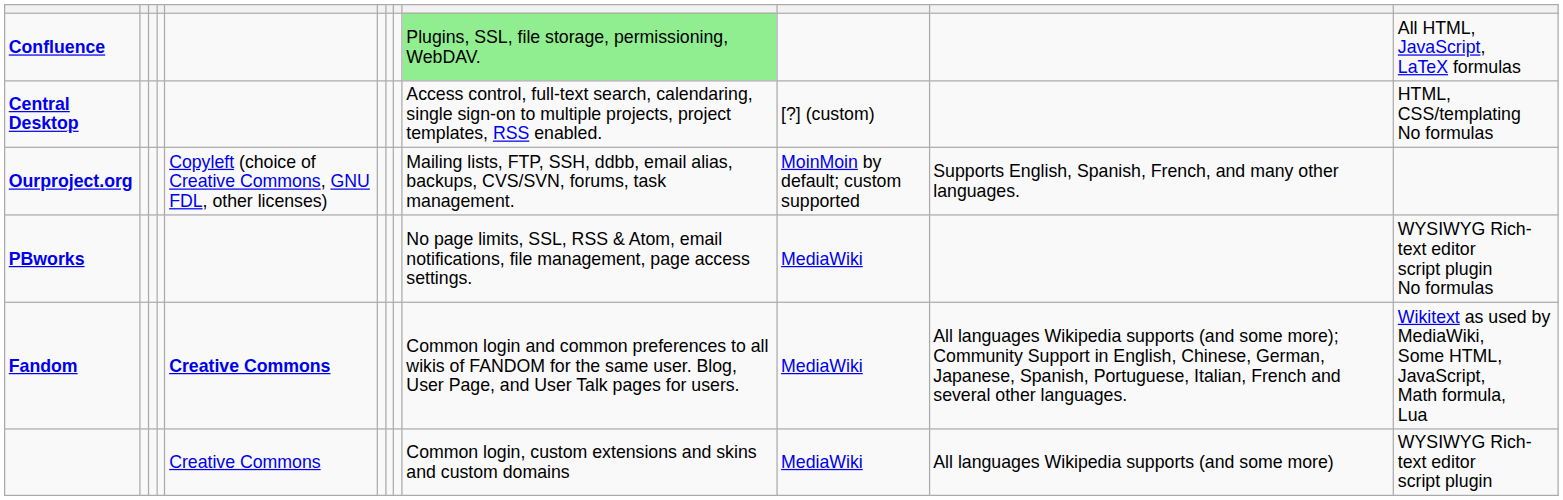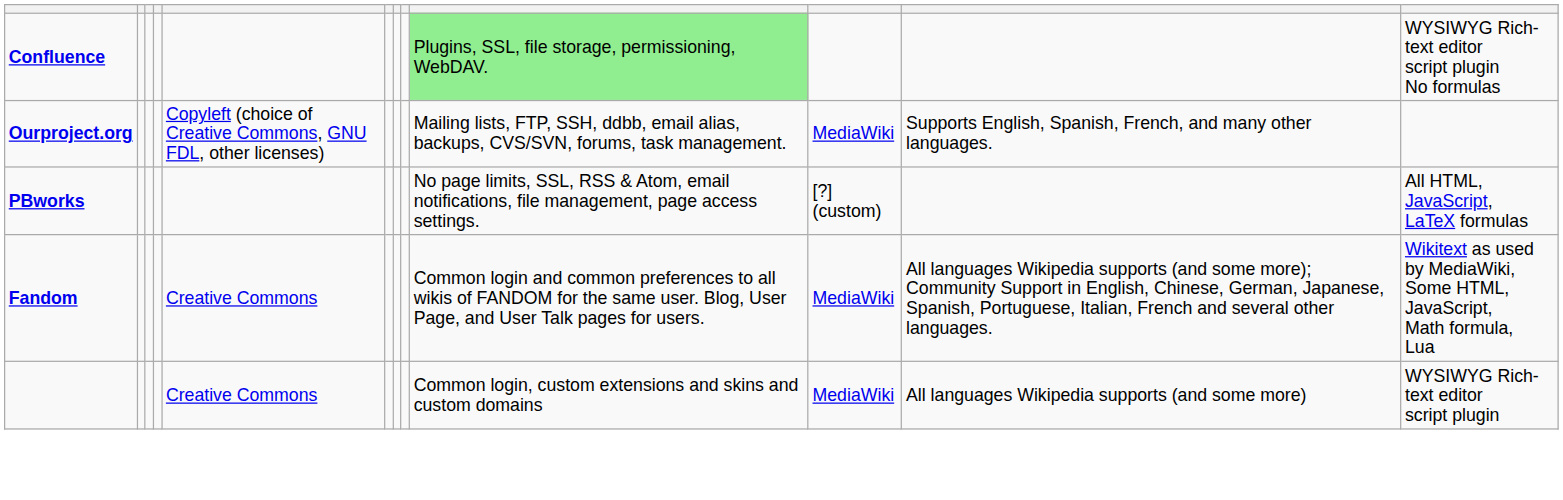(1459, 47) All HTML, JavaScript, LaTeX formulas -> (1472, 57) WYSIWYG Rich-text editor script plugin No formulas
- row: (44, 114)
(841, 182) MoinMoin by default; custom supported -> (853, 134) MediaWiki
(822, 259) MediaWiki -> (847, 201) [?] (custom)
(1465, 259) WYSIWYG Rich-text editor script plugin No formulas -> (1466, 201) All HTML, JavaScript, LaTeX formulas
(250, 366) bold -> (242, 298) normal
